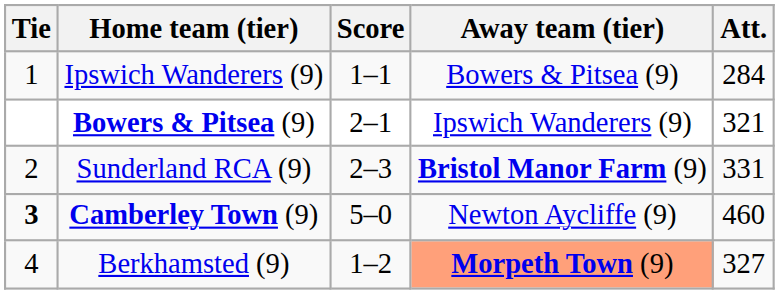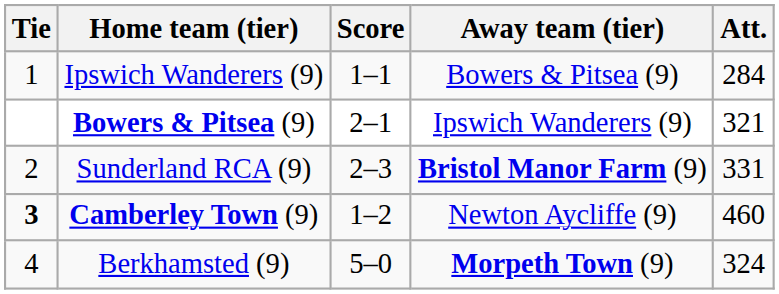(371, 216) 5–0 -> (371, 216) 1–2
(371, 263) 1–2 -> (371, 263) 5–0
(562, 263) lightsalmon background -> (562, 263) no background
(744, 263) 327 -> (744, 263) 324
